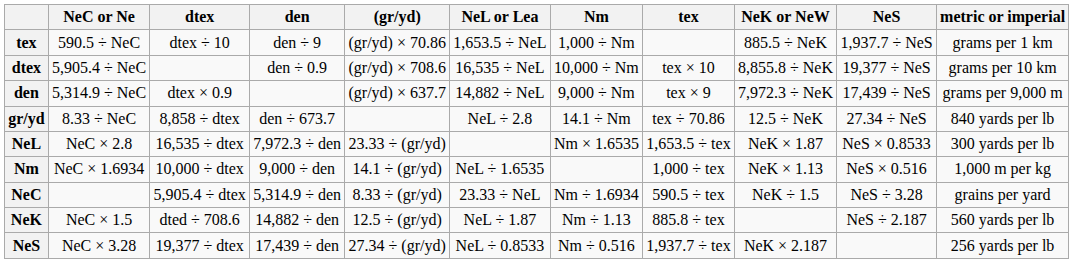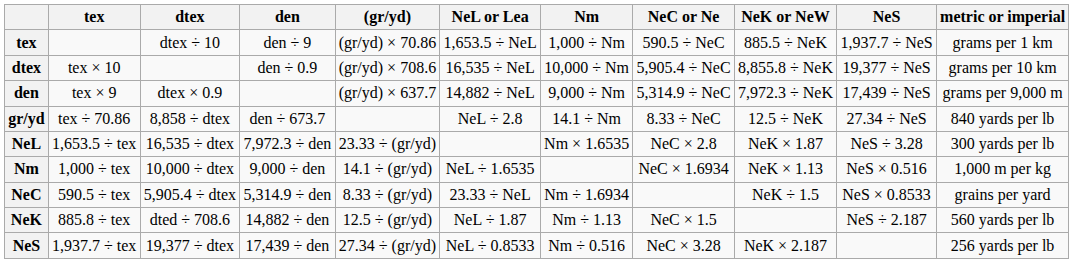columns swapped: (688, 17) <-> (99, 17)
(887, 144) NeS × 0.8533 -> (887, 144) NeS ÷ 3.28
(887, 194) NeS ÷ 3.28 -> (887, 194) NeS × 0.8533
